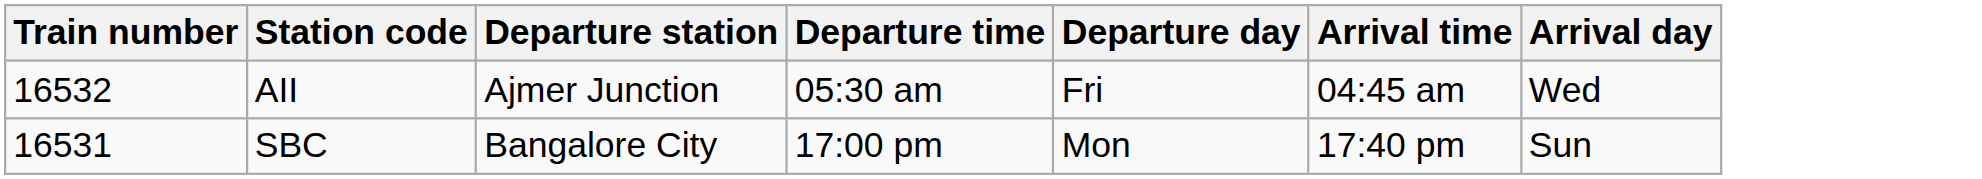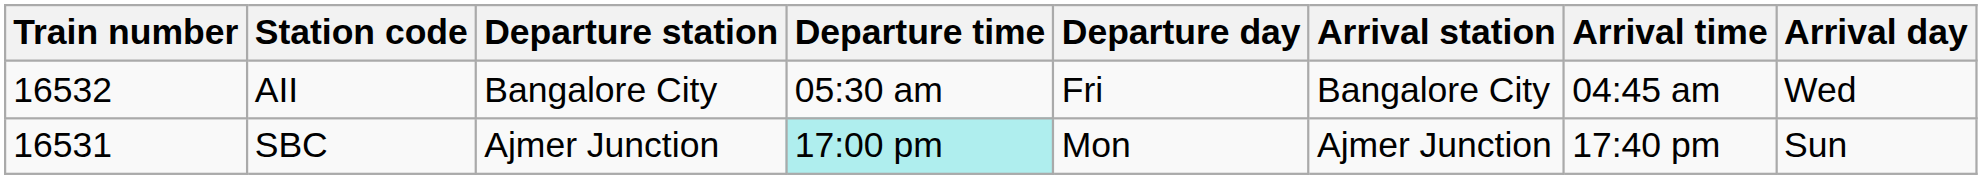+ column: (1436, 32)
(602, 88) Ajmer Junction -> (601, 88) Bangalore City
(601, 145) Bangalore City -> (602, 145) Ajmer Junction
(869, 145) no background -> (869, 145) paleturquoise background
